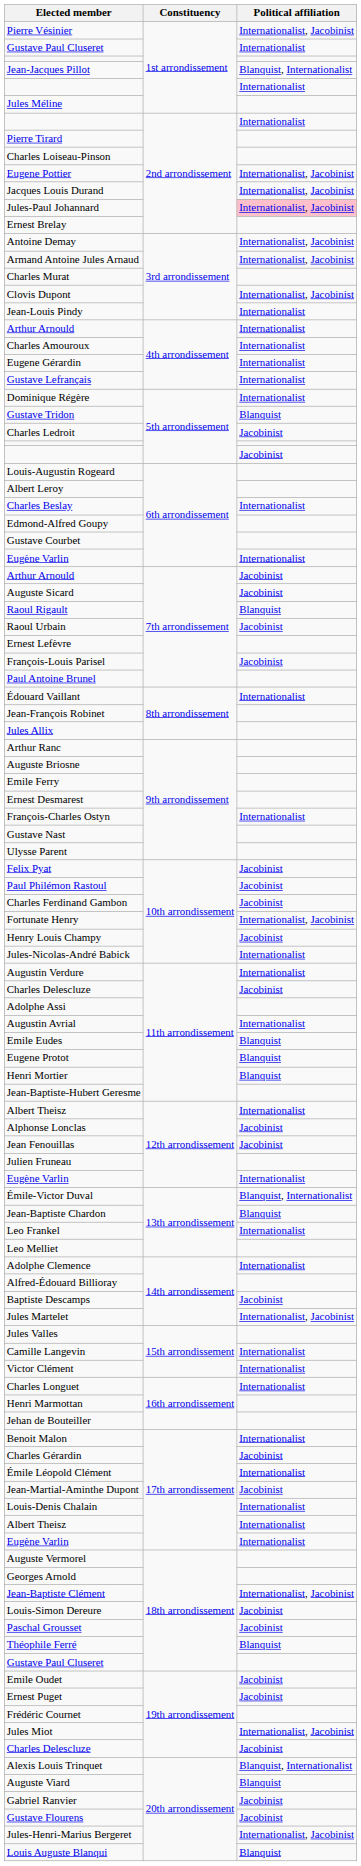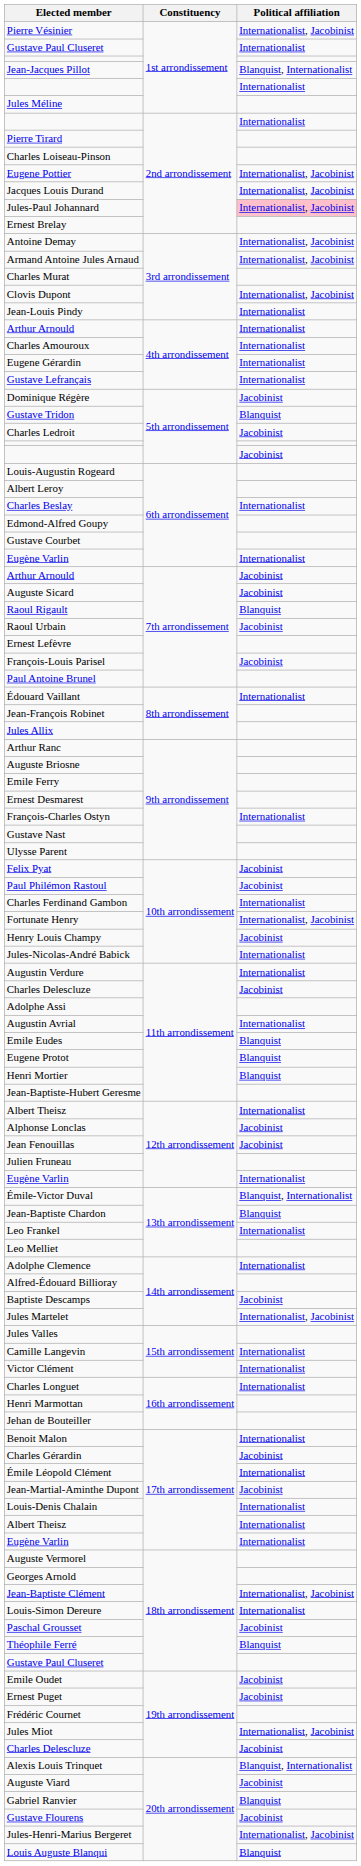(272, 397) Internationalist -> (261, 397) Jacobinist
(261, 903) Jacobinist -> (272, 903) Internationalist
(261, 1610) Jacobinist -> (272, 1610) Internationalist
(260, 1783) Blanquist -> (261, 1783) Jacobinist
(261, 1800) Jacobinist -> (260, 1800) Blanquist
